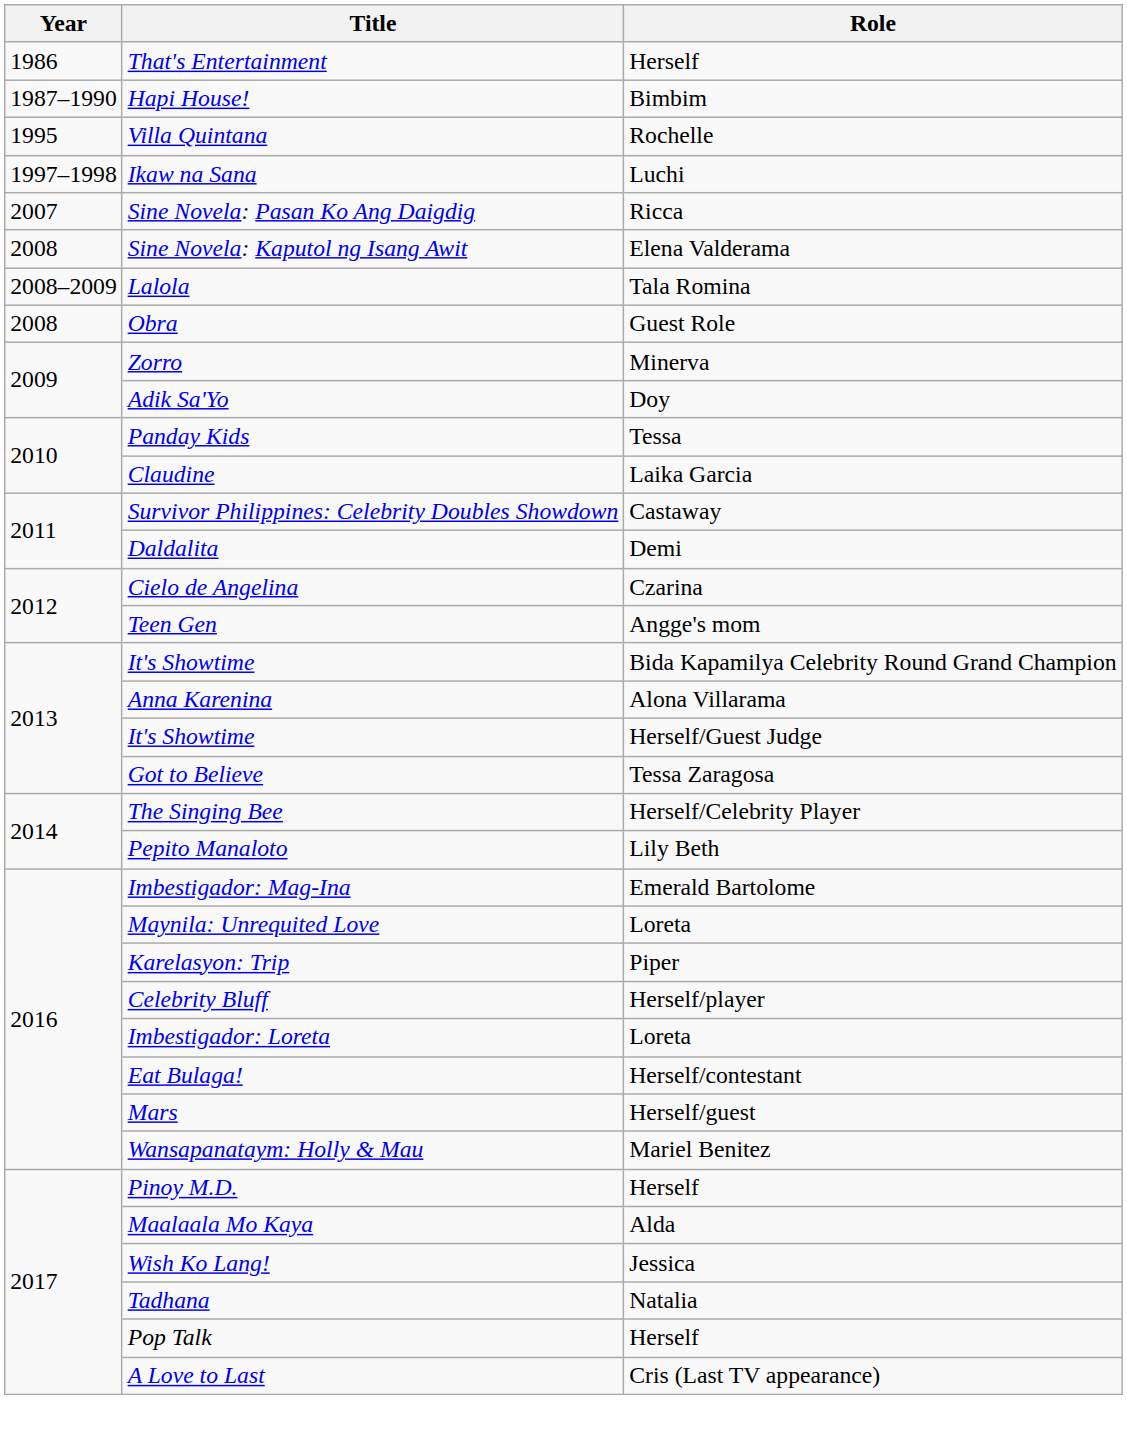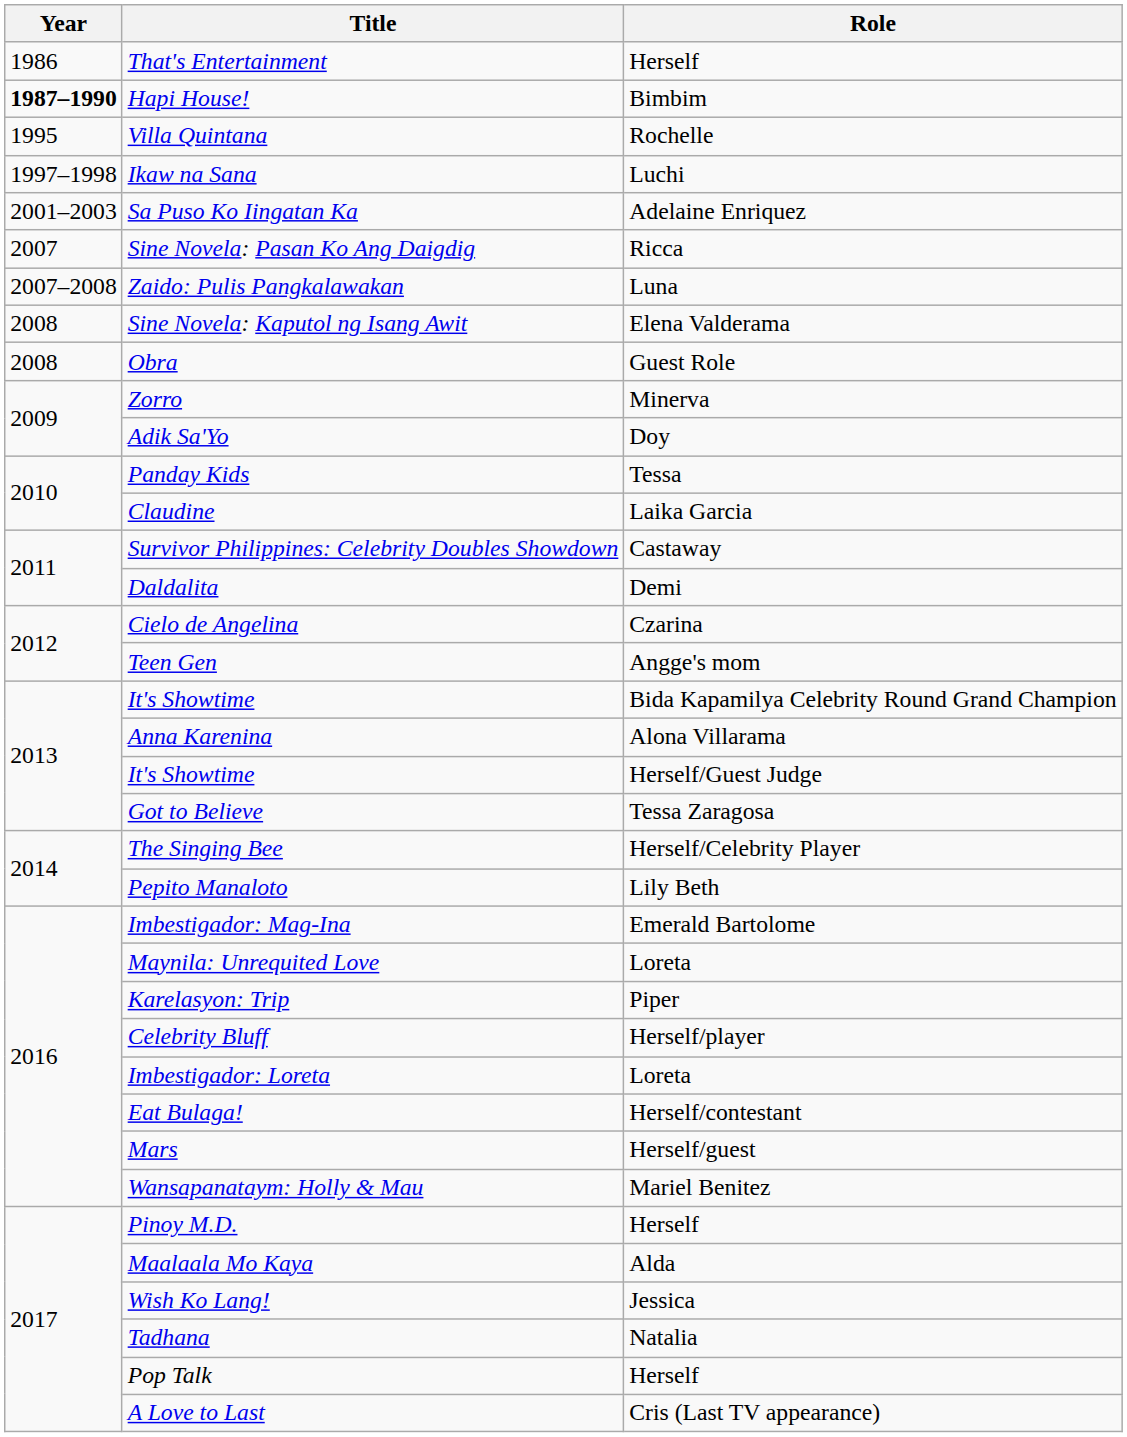(63, 98) normal -> (63, 98) bold
+ row: (243, 211)
+ row: (266, 286)
- row: (159, 286)
